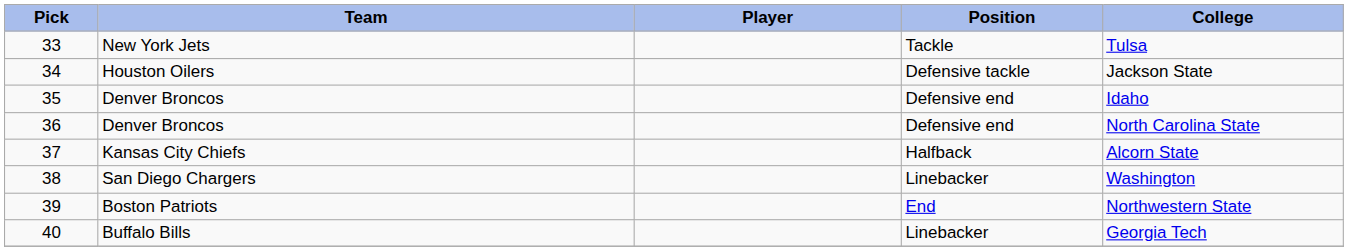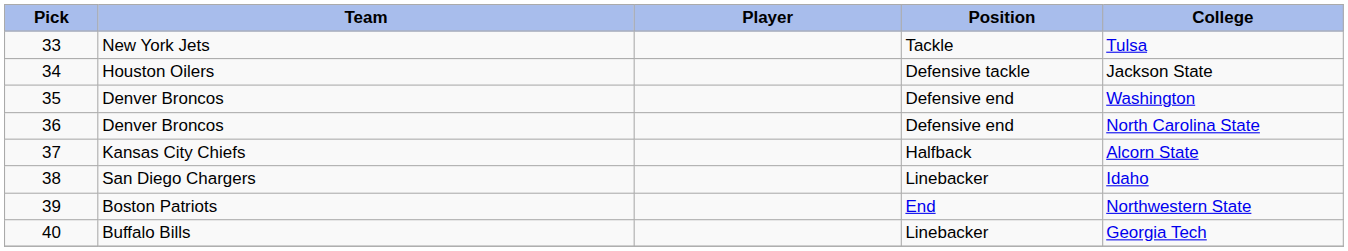(1127, 98) Idaho -> (1151, 98) Washington
(1151, 179) Washington -> (1127, 179) Idaho
